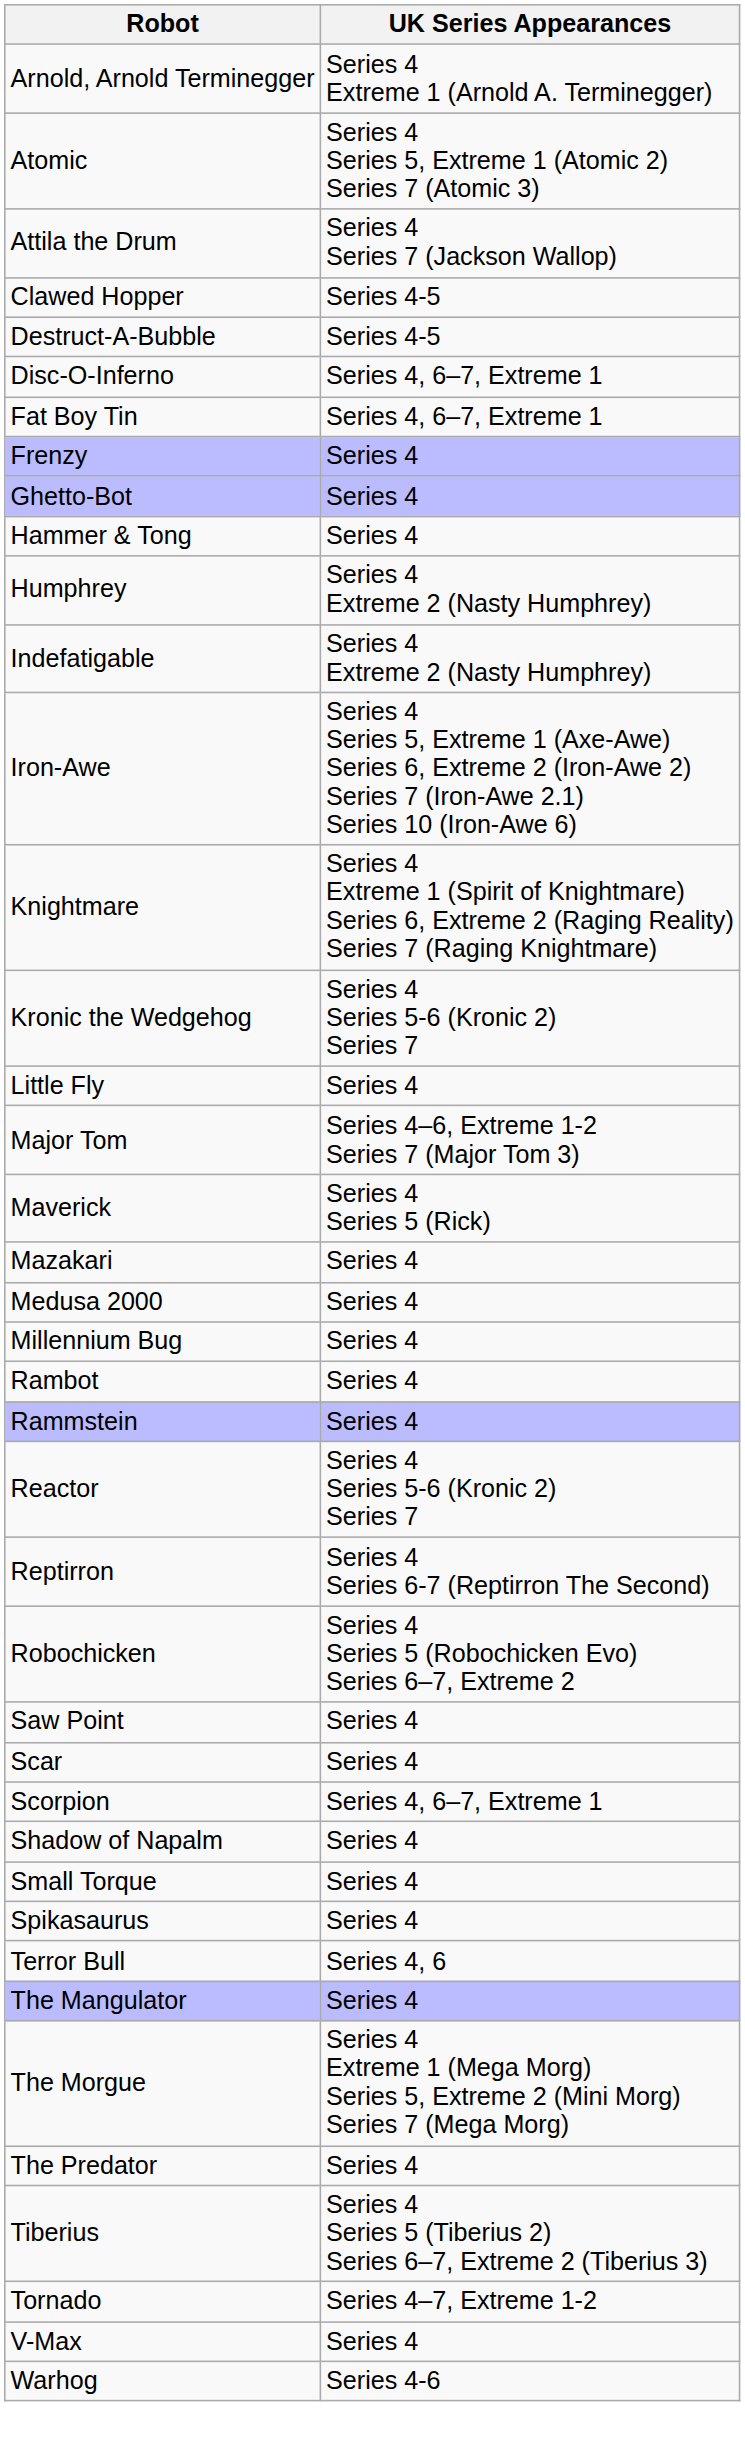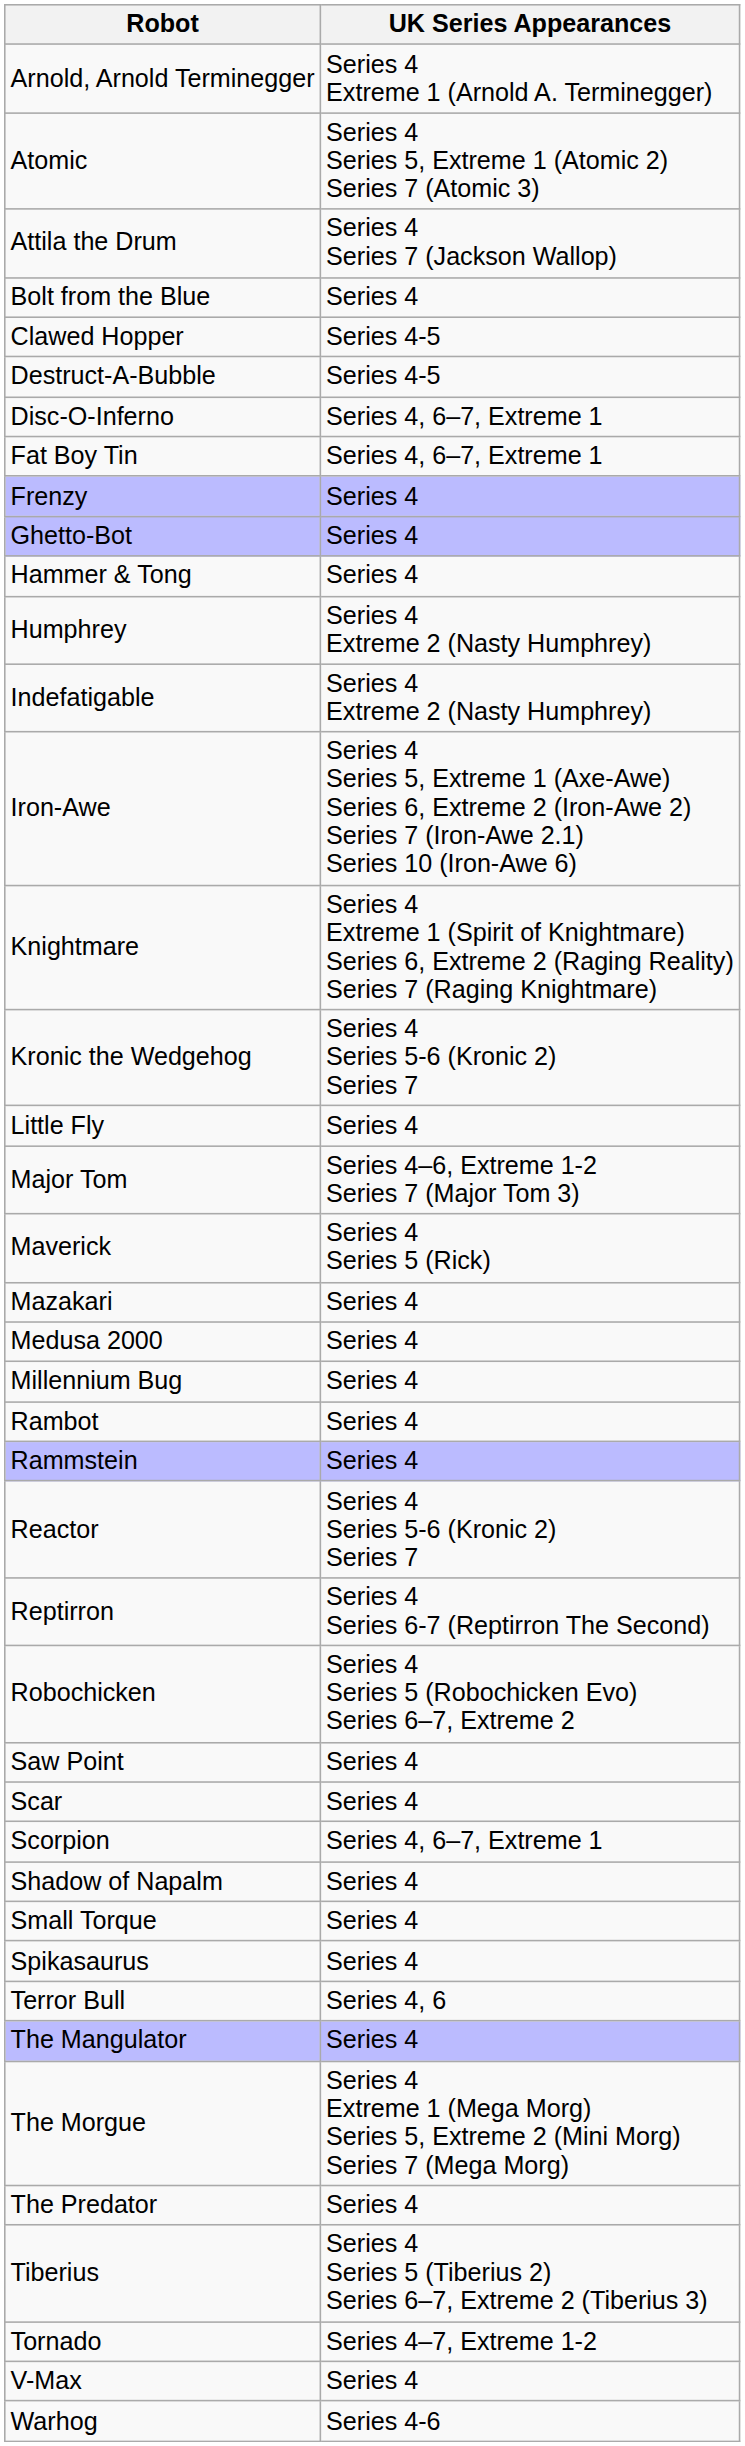+ row: (110, 296)
